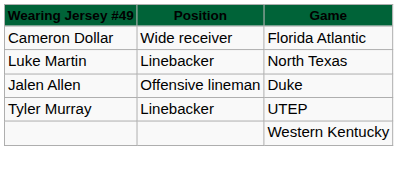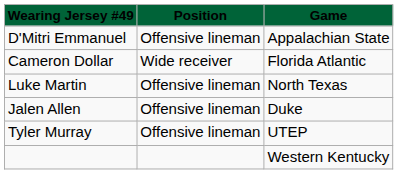+ row: (67, 37)
(177, 61) Linebacker -> (200, 85) Offensive lineman
(177, 109) Linebacker -> (200, 133) Offensive lineman
